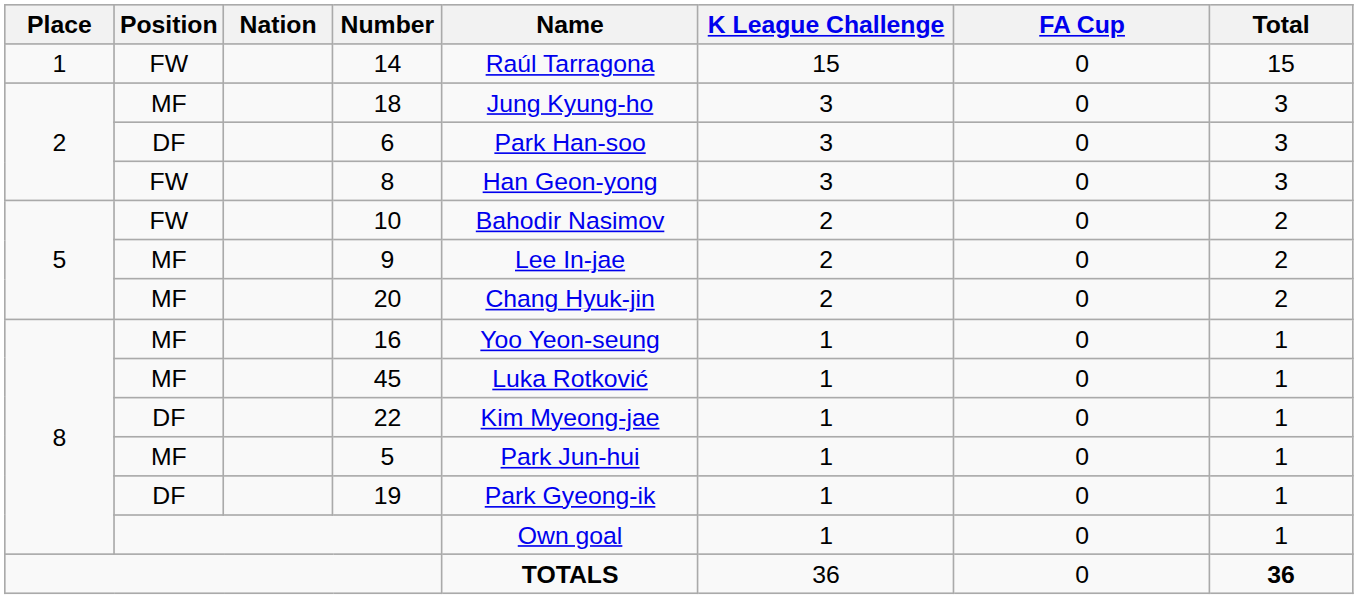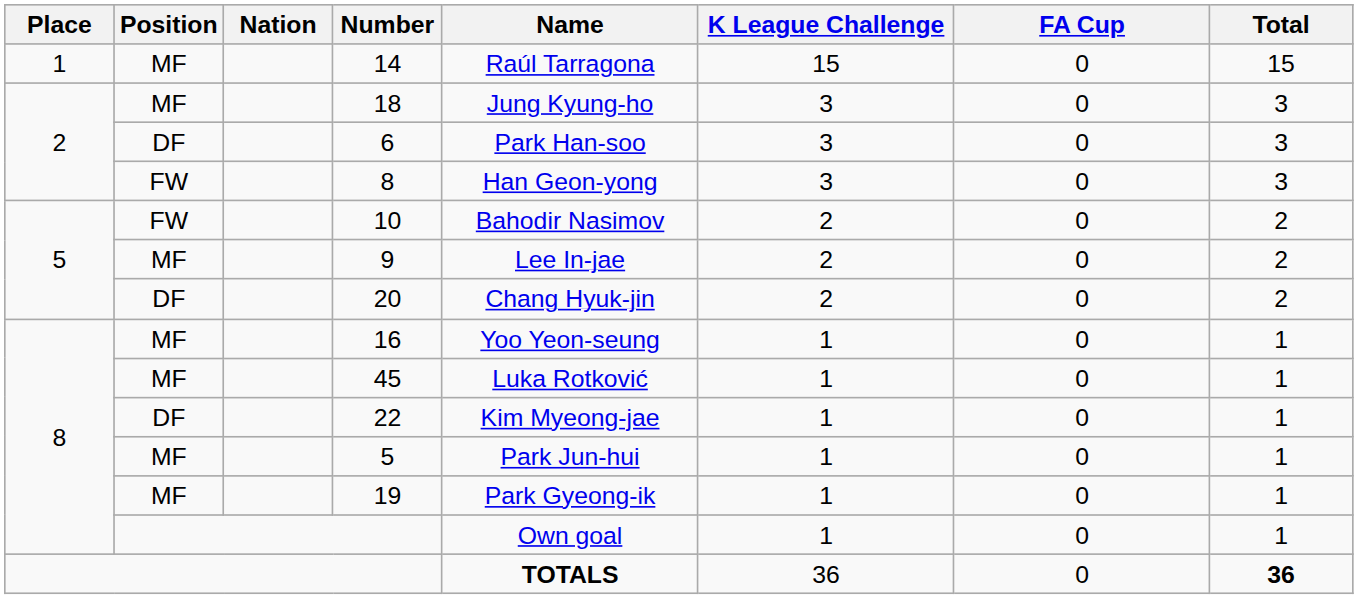(169, 64) FW -> (169, 64) MF
(169, 299) MF -> (169, 299) DF
(169, 495) DF -> (169, 495) MF
